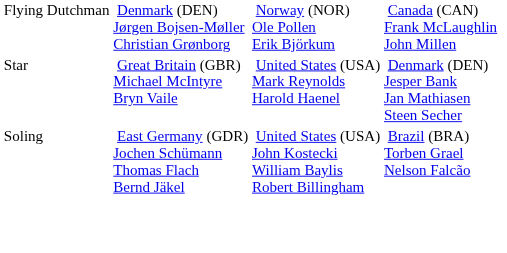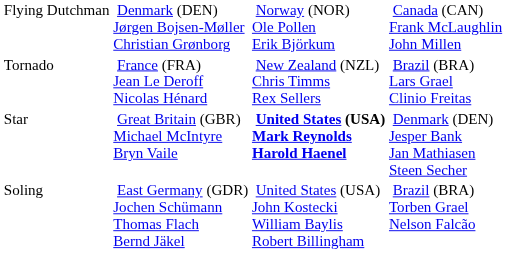+ row: (29, 64)
(316, 81) normal -> (319, 136) bold
